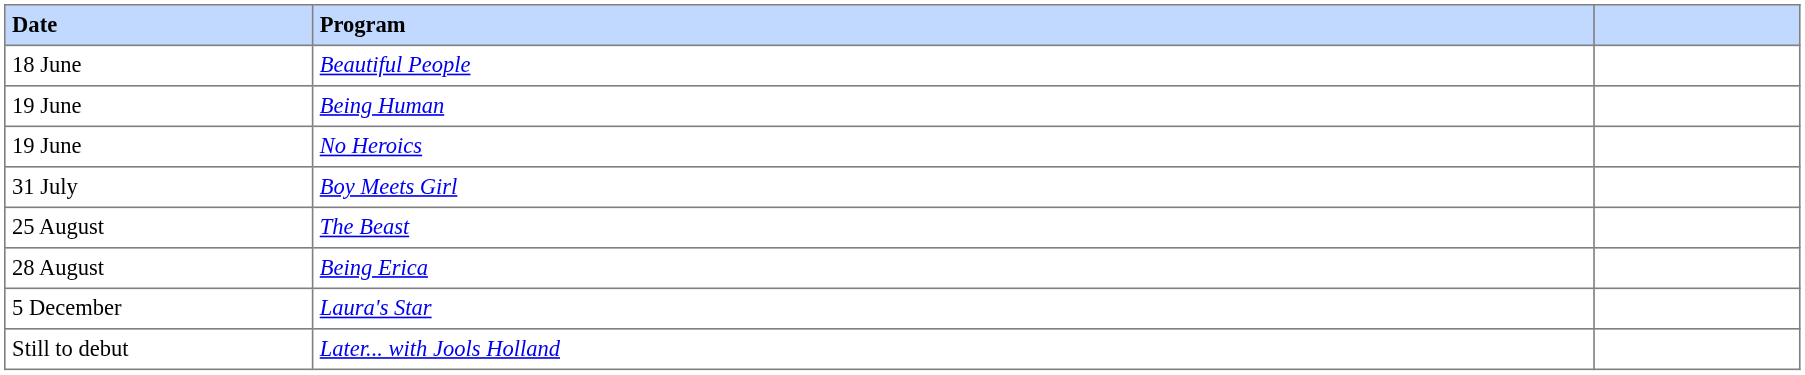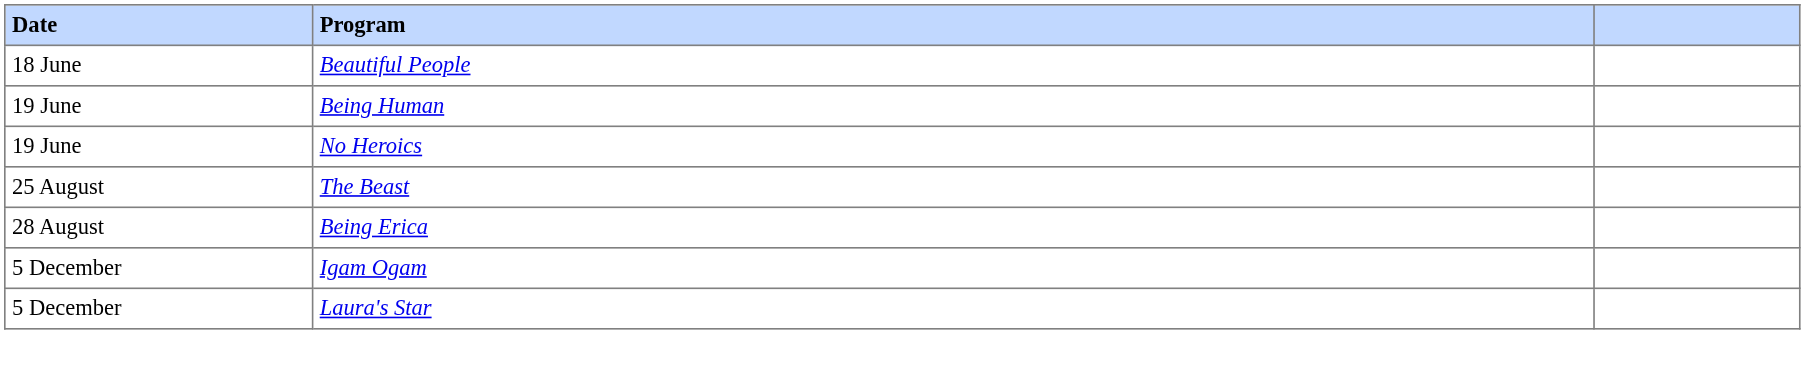- row: (389, 186)
+ row: (373, 267)
- row: (440, 348)
